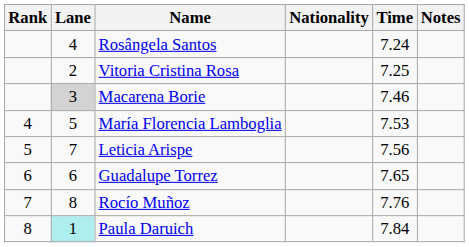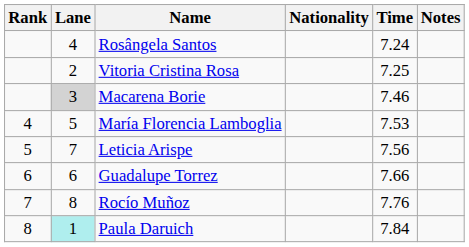(395, 176) 7.65 -> (395, 176) 7.66
